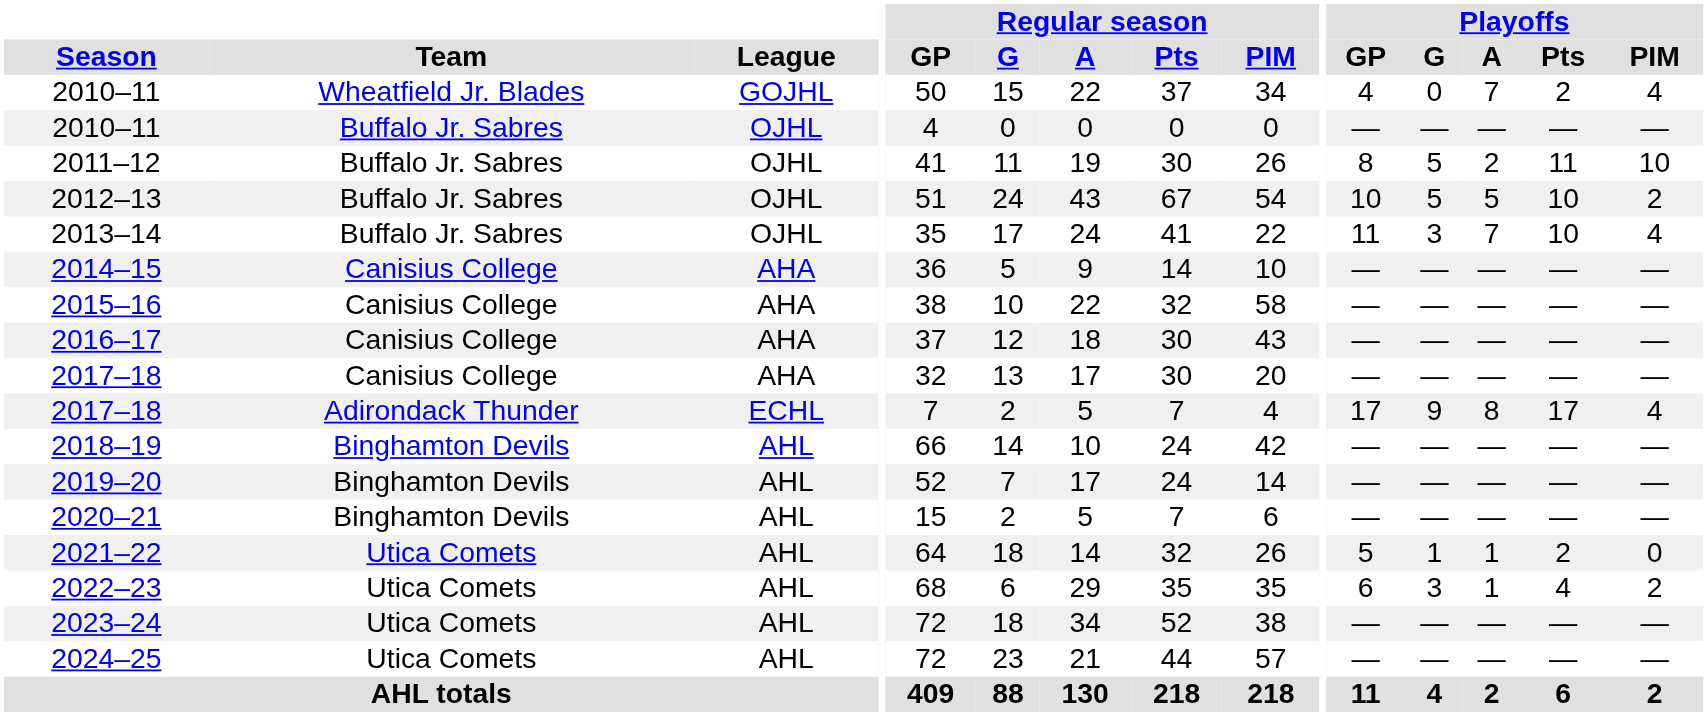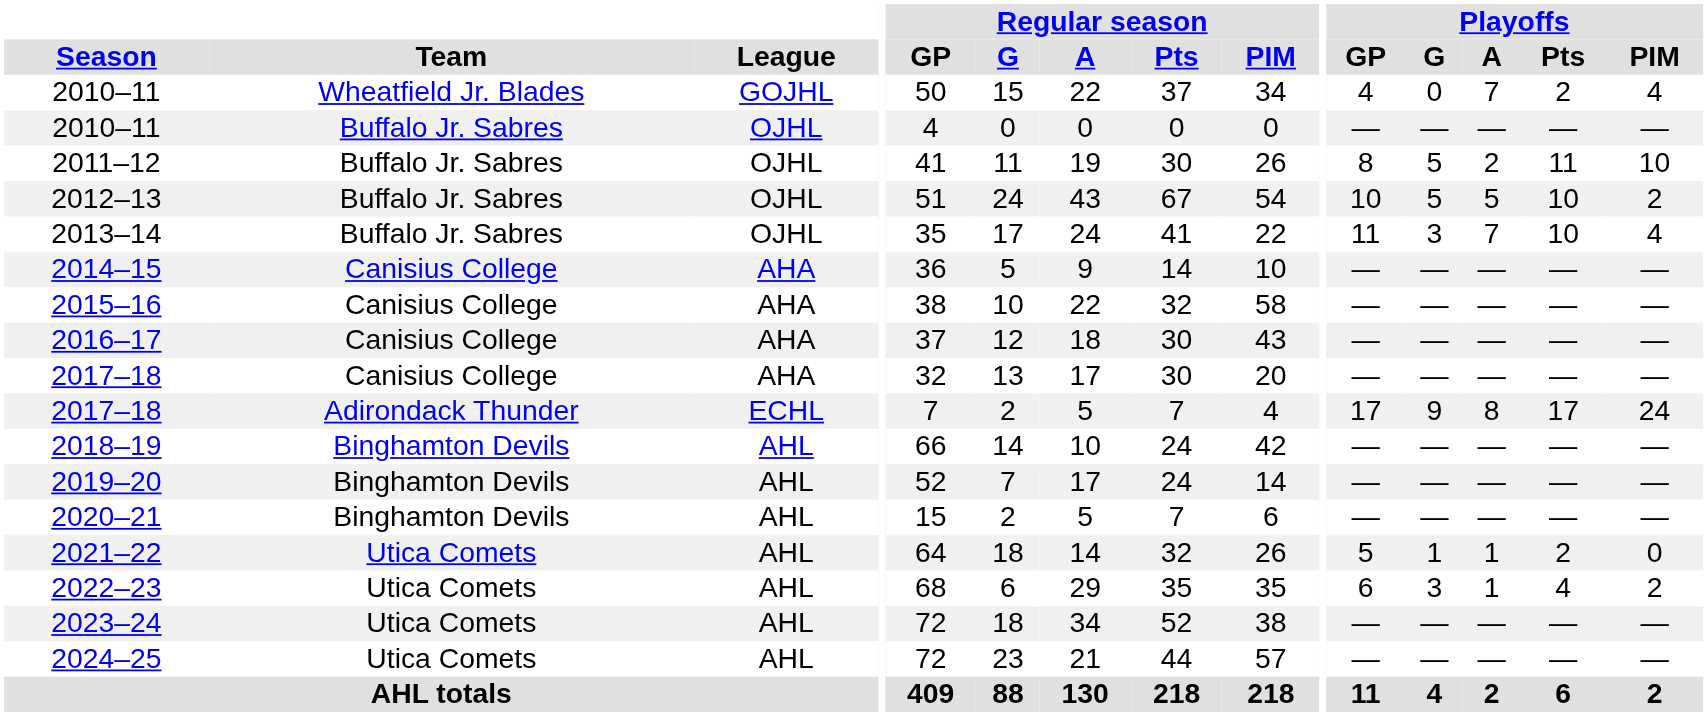(1655, 410) 4 -> (1655, 410) 24
